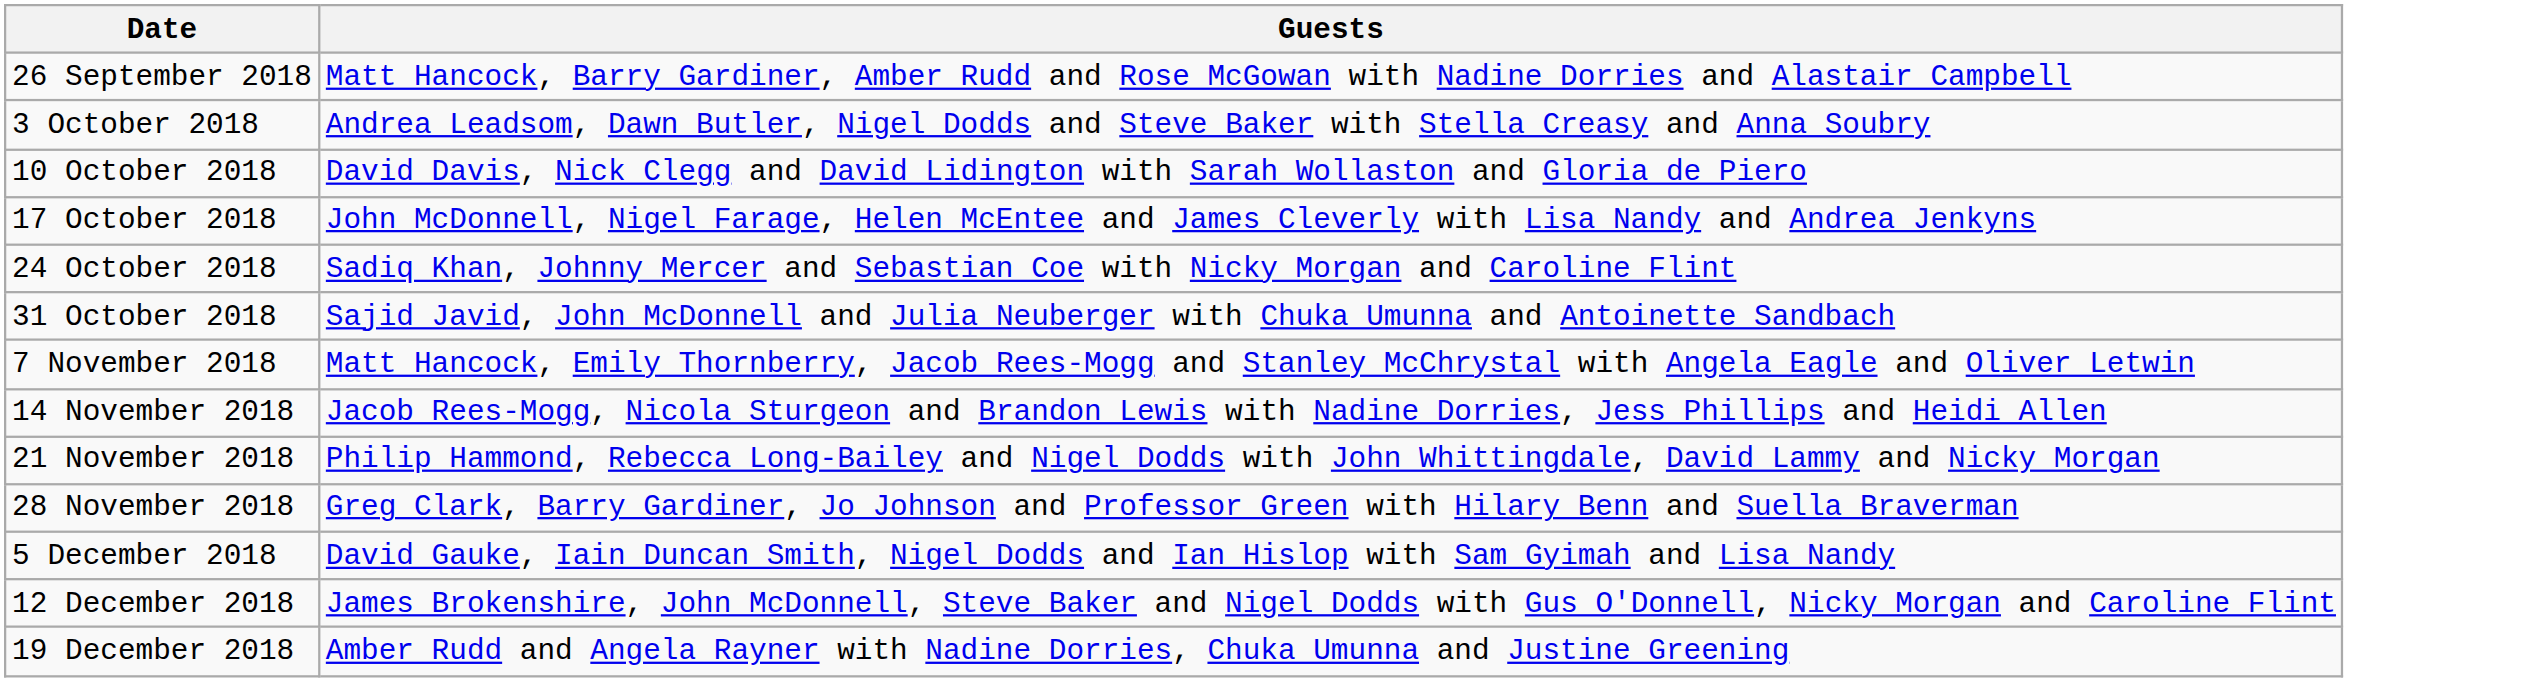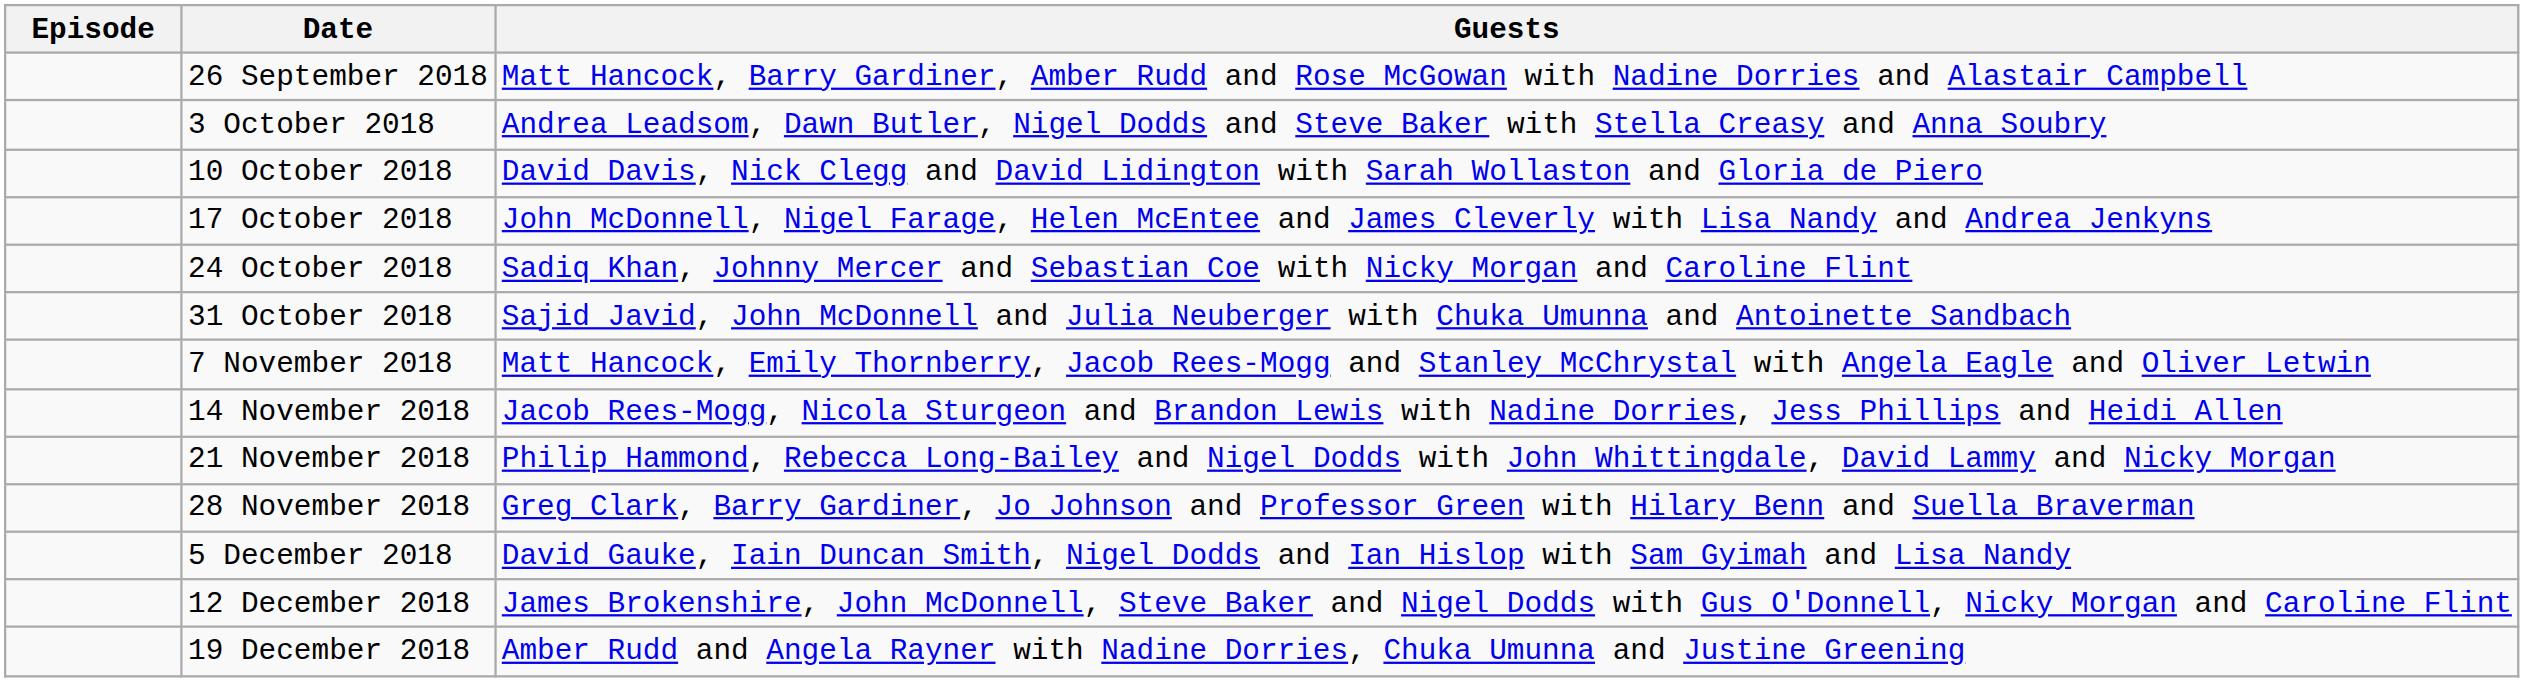+ column: (93, 29)
